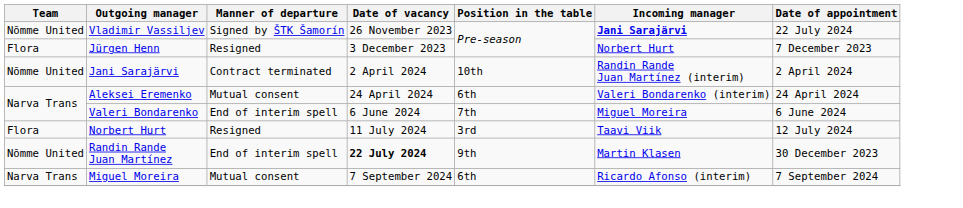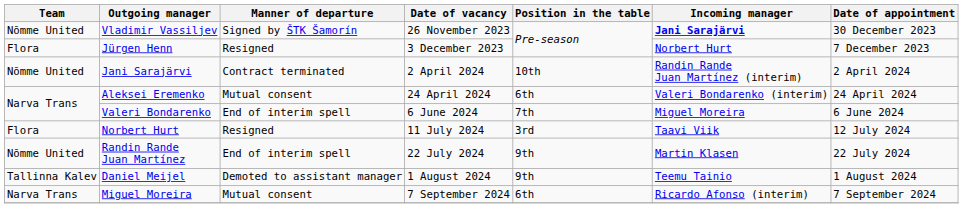(814, 30) 22 July 2024 -> (885, 30) 30 December 2023
(388, 153) bold -> (446, 153) normal
(827, 153) 30 December 2023 -> (872, 153) 22 July 2024
+ row: (144, 177)
